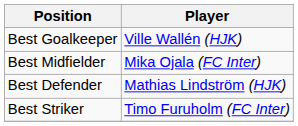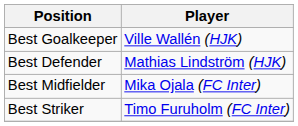rows swapped: (55, 86) <-> (57, 62)
